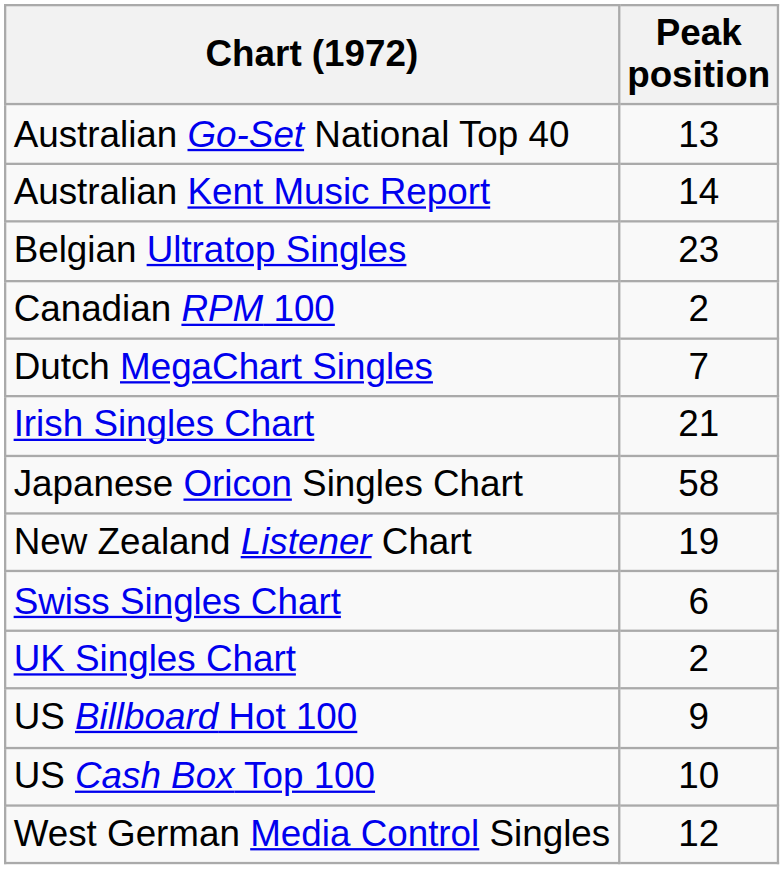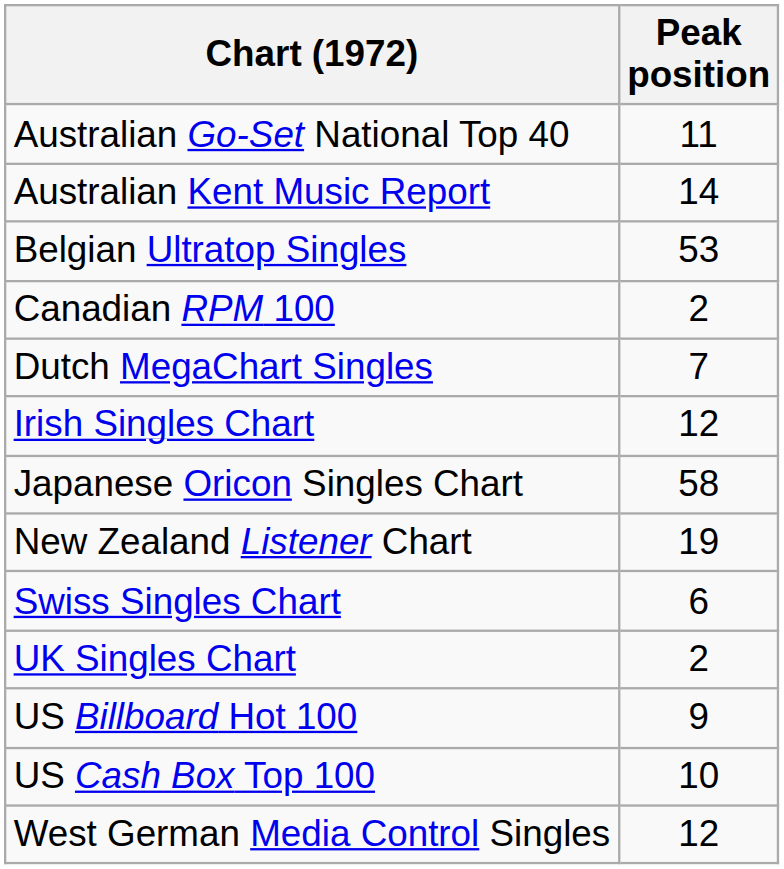(699, 133) 13 -> (699, 133) 11
(699, 250) 23 -> (699, 250) 53
(699, 425) 21 -> (699, 425) 12
